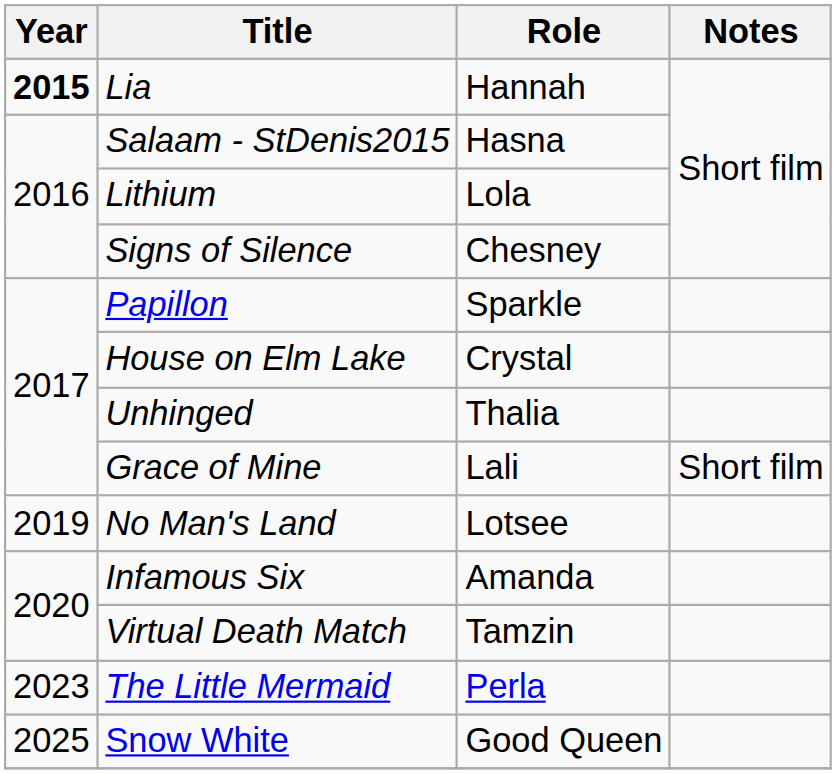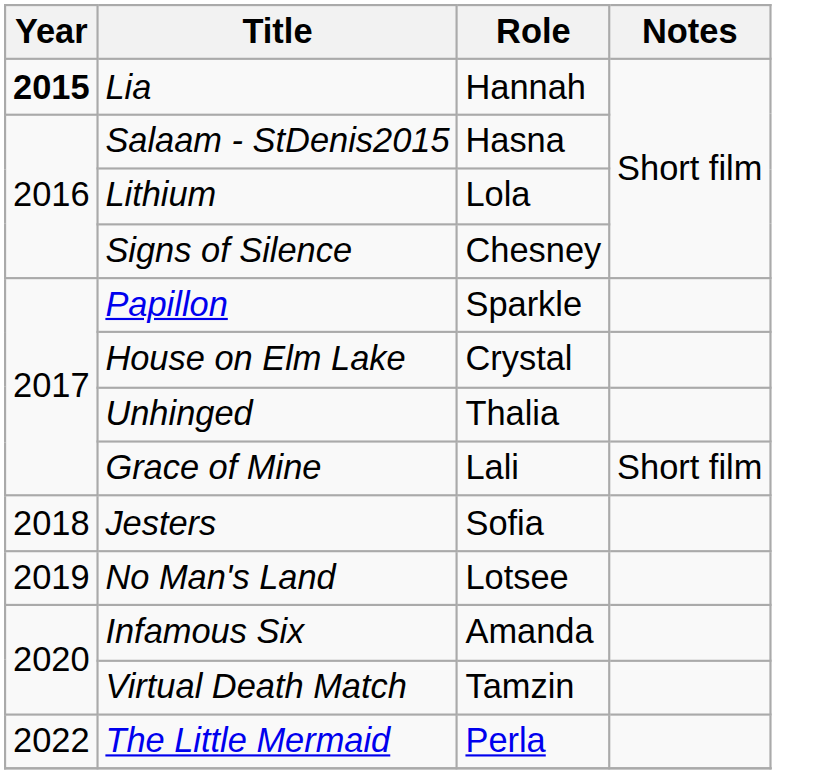+ row: (161, 522)
(51, 686) 2023 -> (51, 741) 2022
- row: (197, 741)
